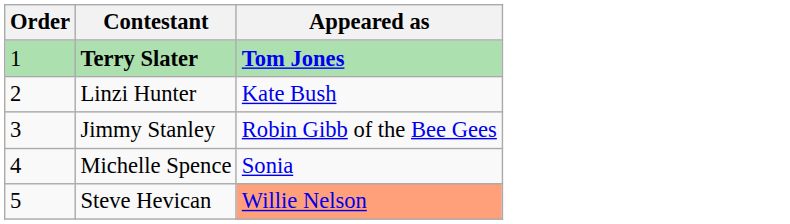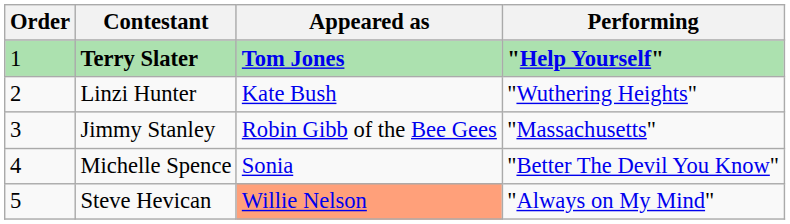+ column: (643, 22)
